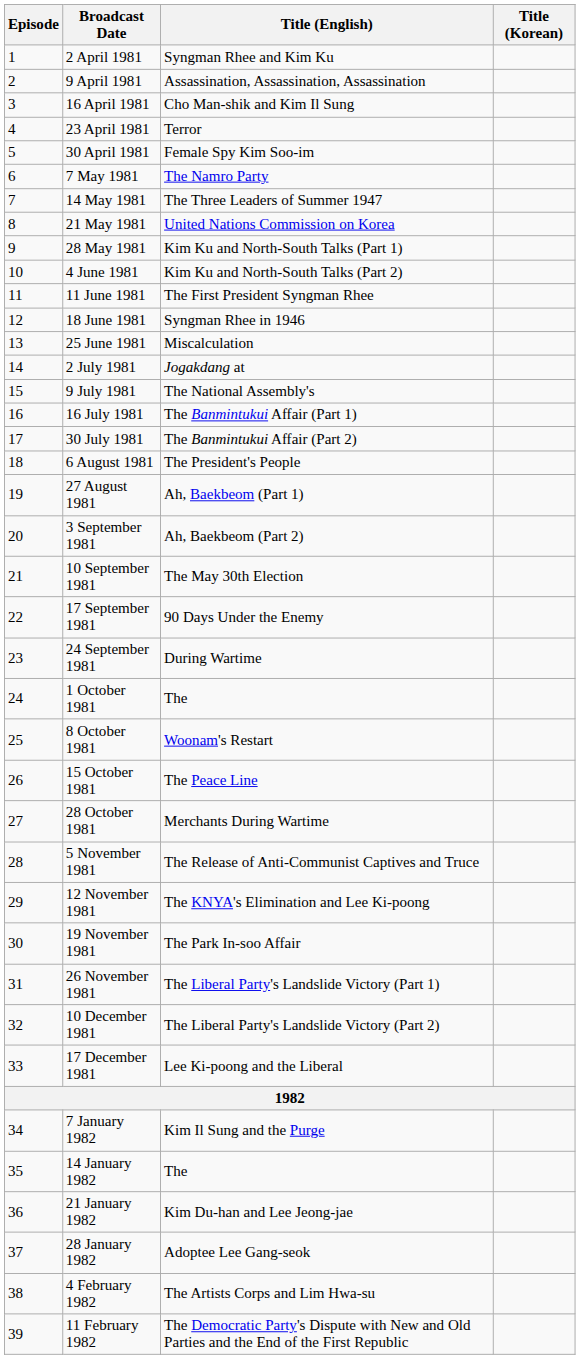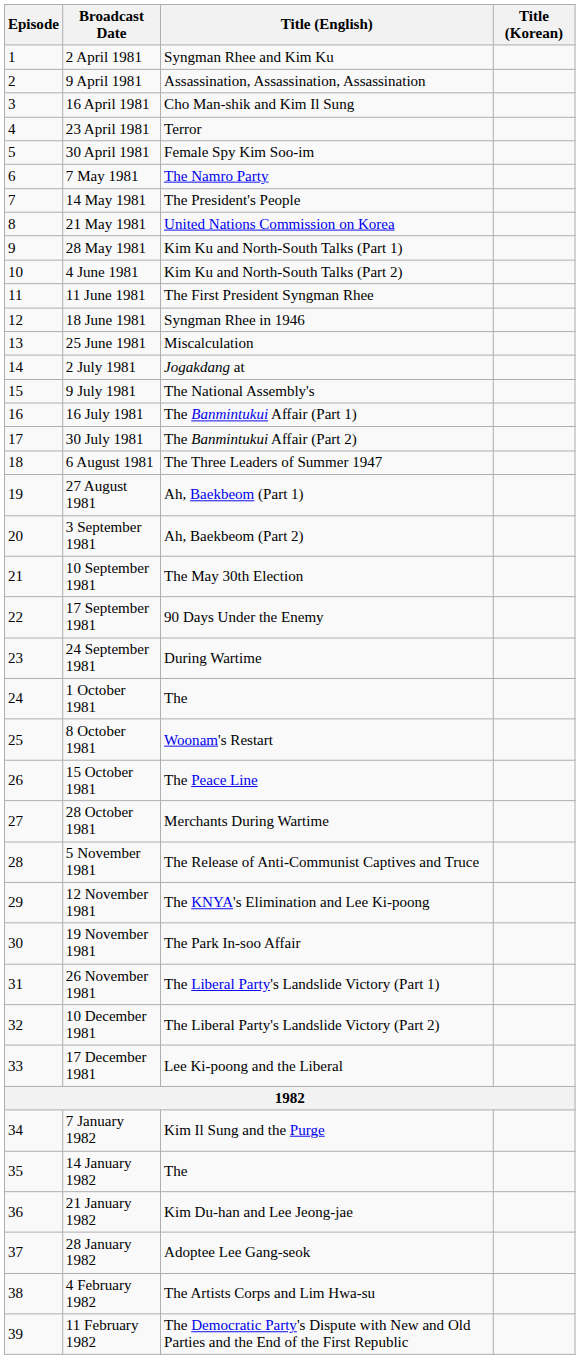(273, 200) The Three Leaders of Summer 1947 -> (232, 200) The President's People
(232, 462) The President's People -> (273, 462) The Three Leaders of Summer 1947
